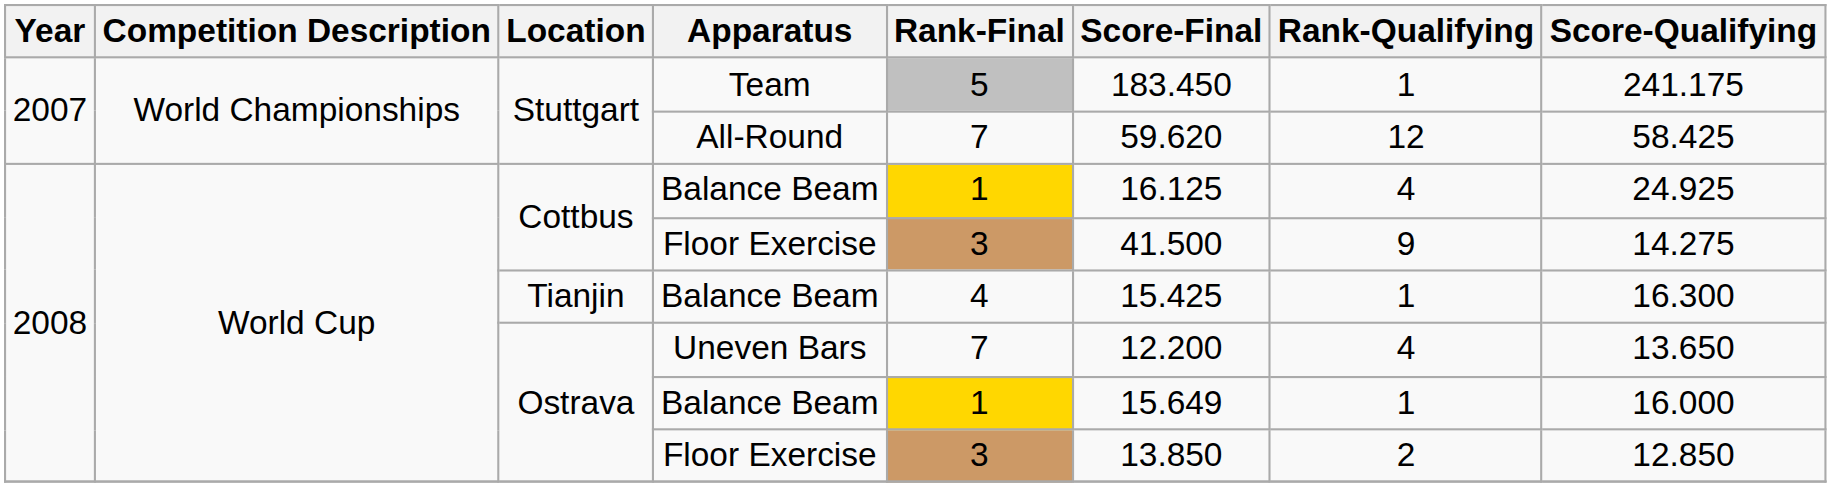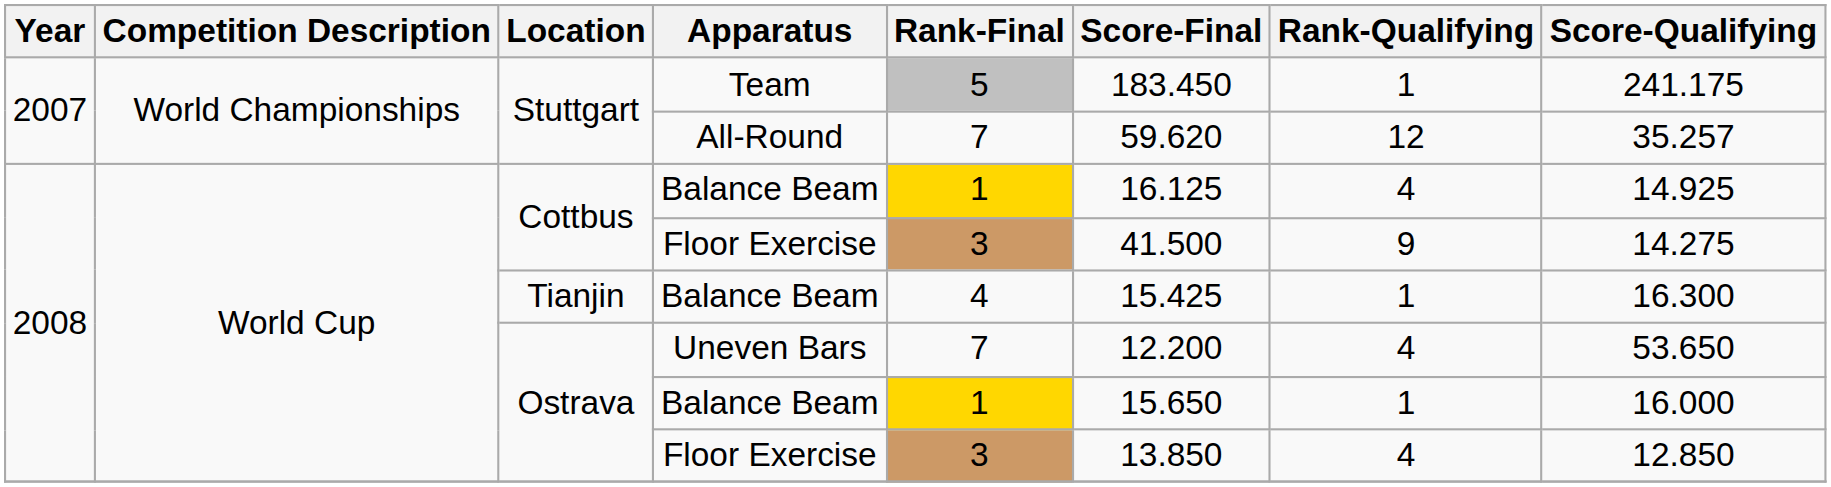(1683, 137) 58.425 -> (1683, 137) 35.257
(1683, 190) 24.925 -> (1683, 190) 14.925
(1683, 349) 13.650 -> (1683, 349) 53.650
(1171, 402) 15.649 -> (1171, 402) 15.650
(1406, 455) 2 -> (1406, 455) 4
